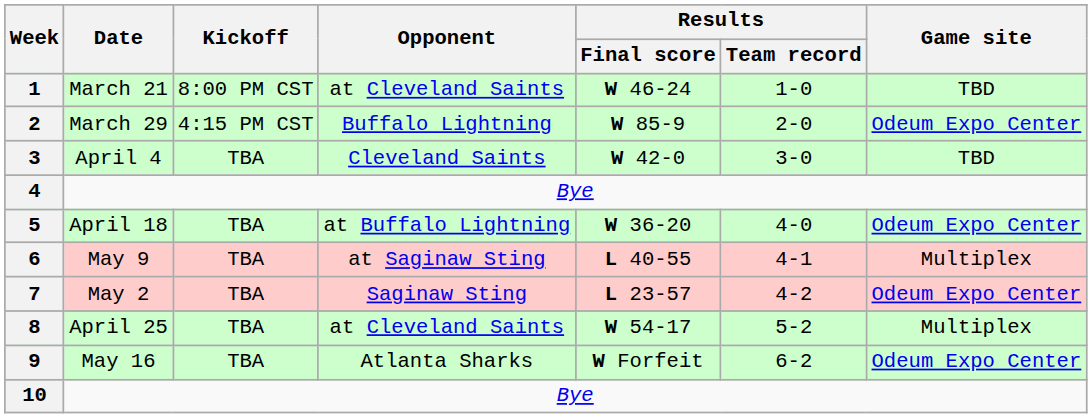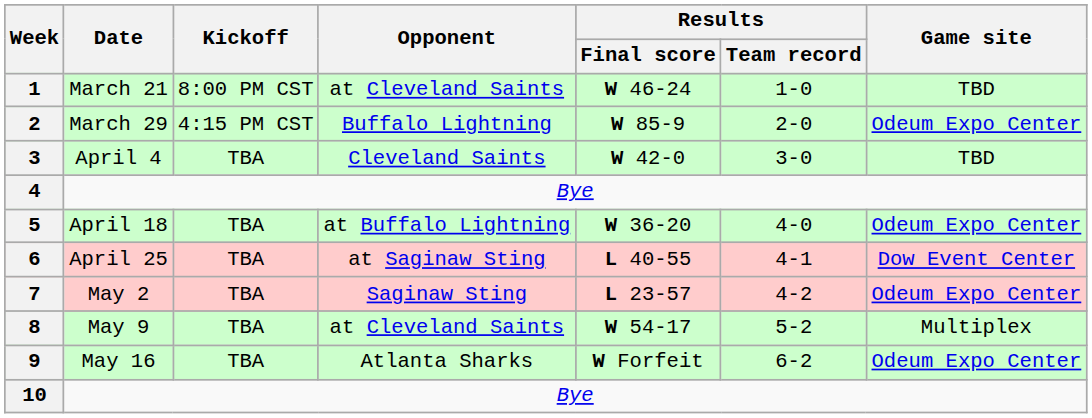(118, 260) May 9 -> (119, 260) April 25
(976, 260) Multiplex -> (976, 260) Dow Event Center
(119, 328) April 25 -> (118, 328) May 9
